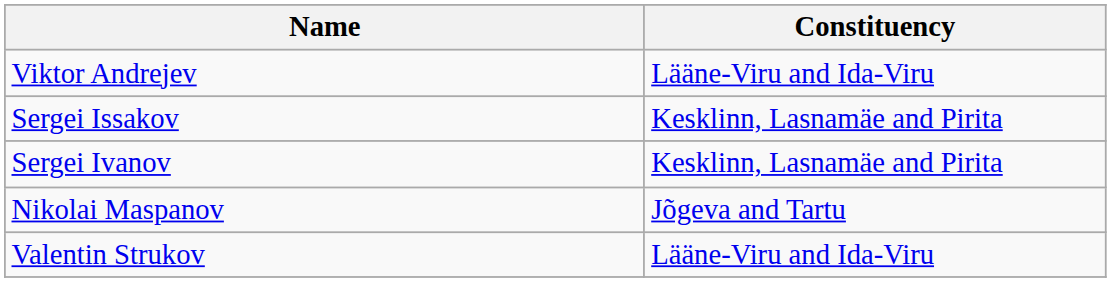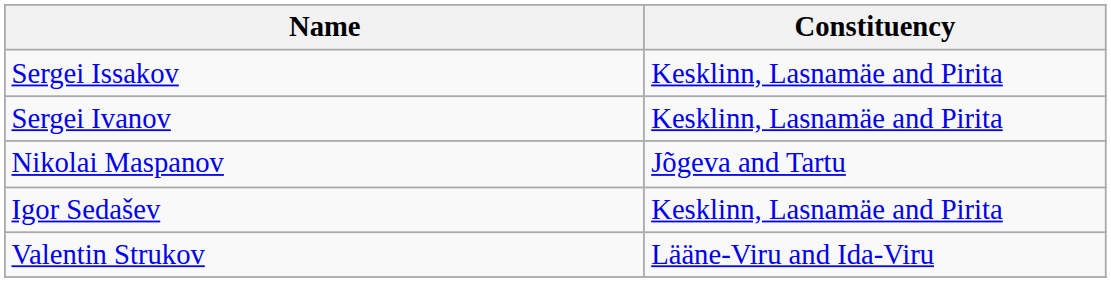- row: (104, 72)
+ row: (86, 208)
